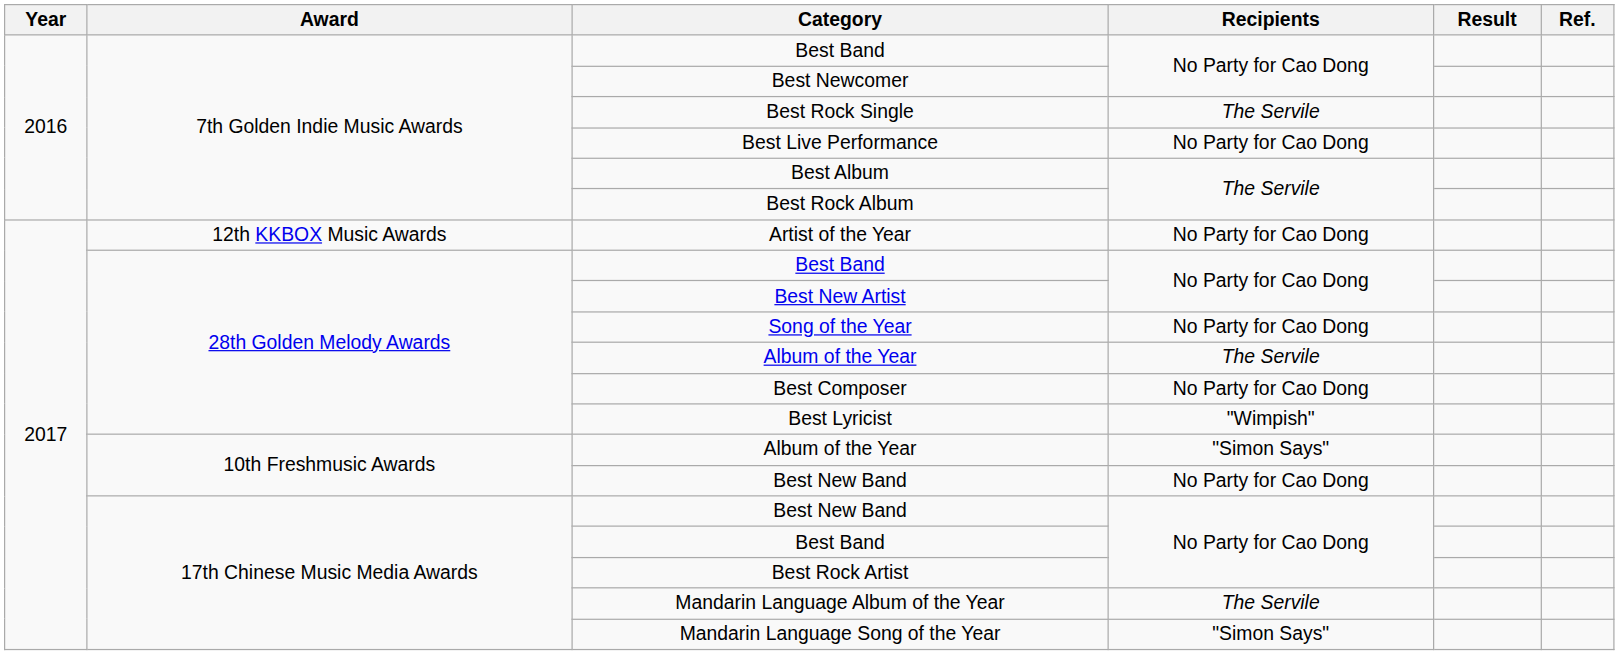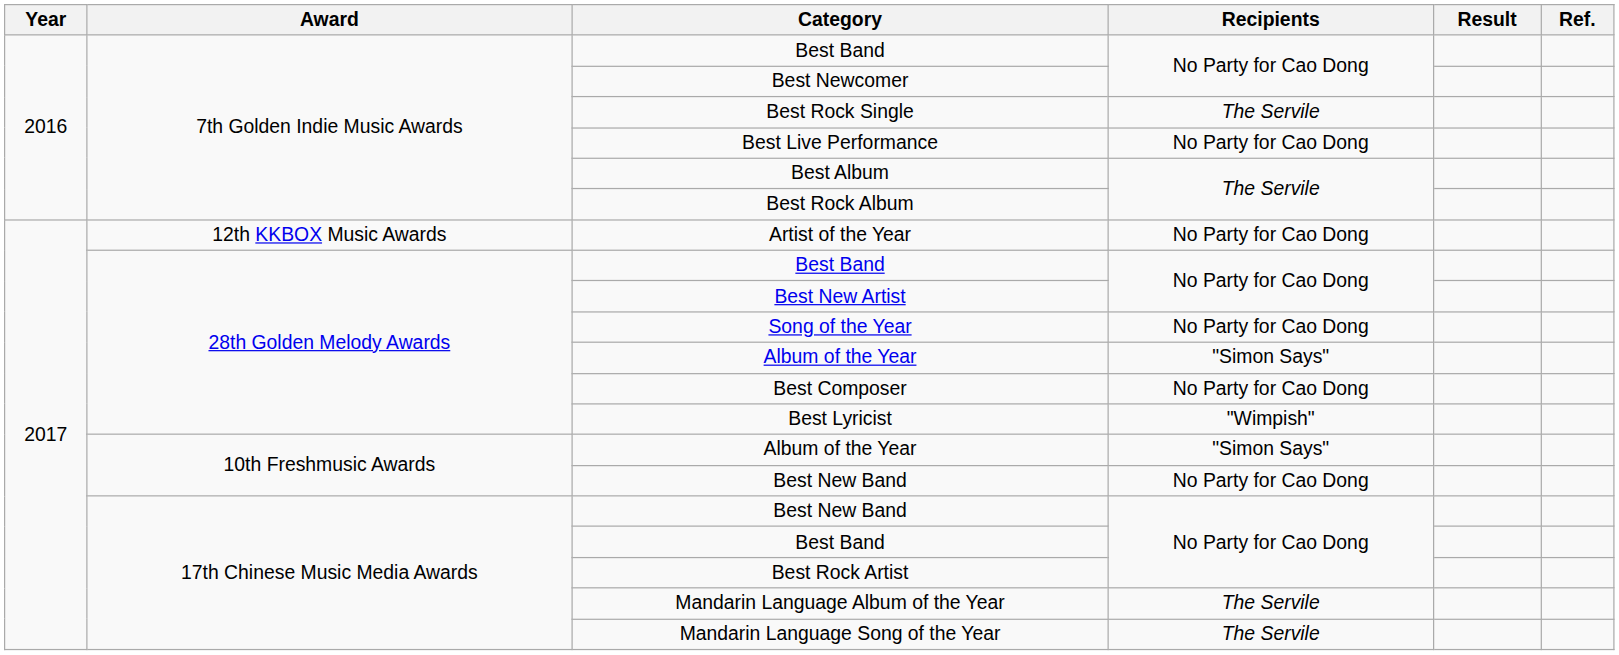(1271, 357) The Servile -> (1271, 357) "Simon Says"
(1271, 633) "Simon Says" -> (1271, 633) The Servile
